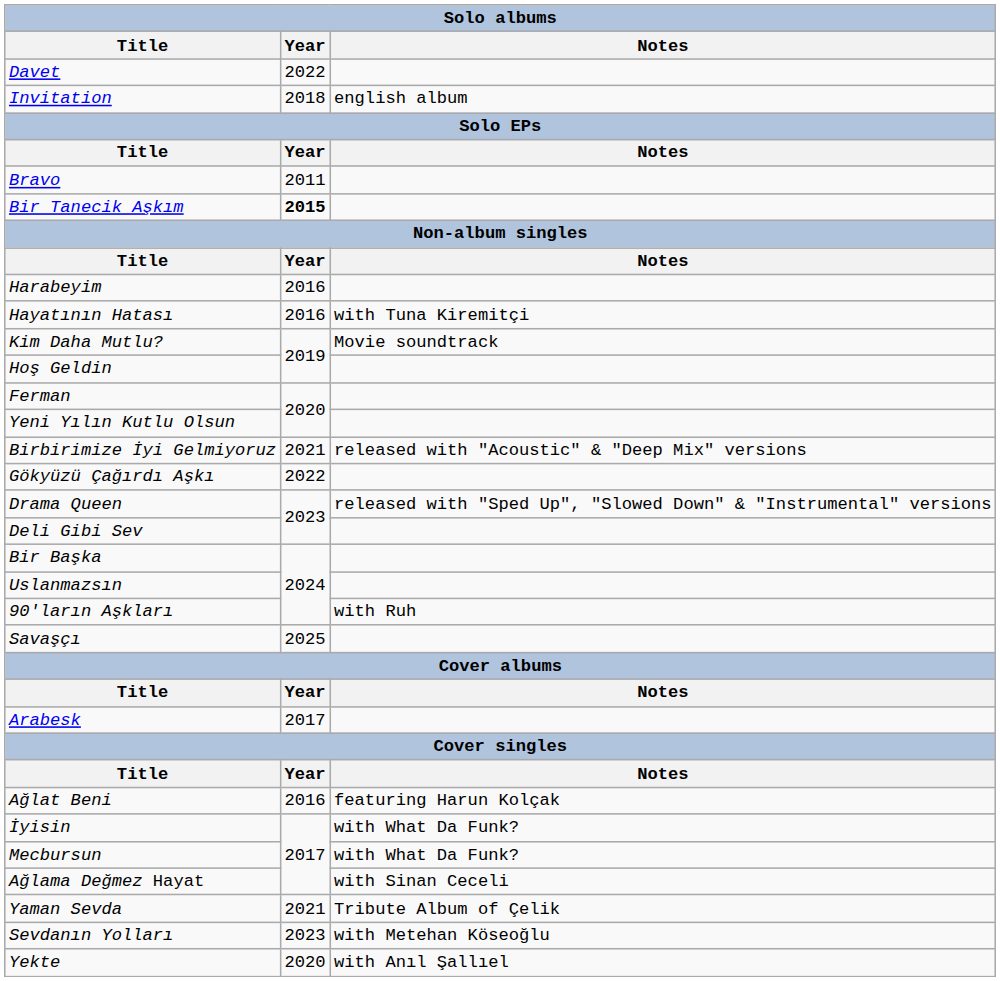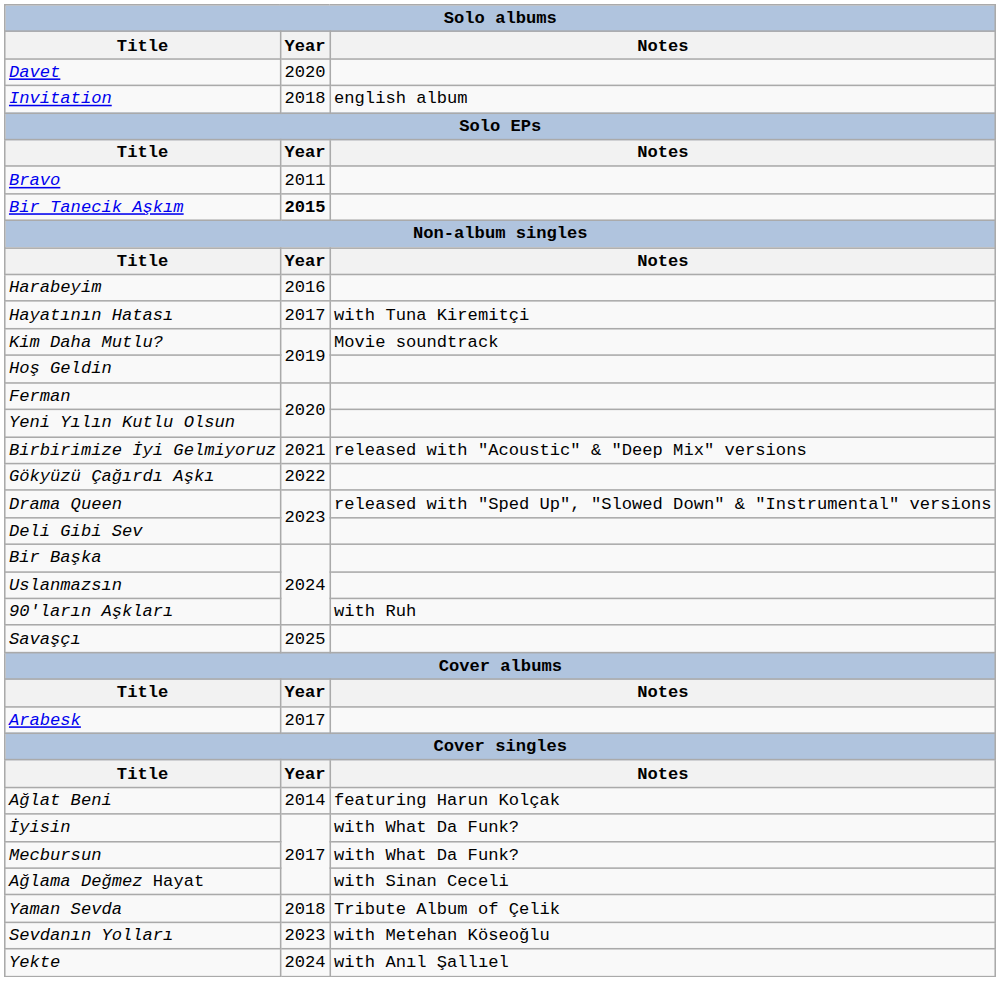(305, 72) 2022 -> (305, 72) 2020
(305, 315) 2016 -> (305, 315) 2017
(305, 801) 2016 -> (305, 801) 2014
(305, 909) 2021 -> (305, 909) 2018
(305, 963) 2020 -> (305, 963) 2024
